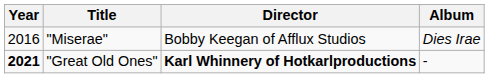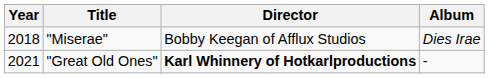(24, 38) 2016 -> (24, 38) 2018
(24, 61) bold -> (24, 61) normal
